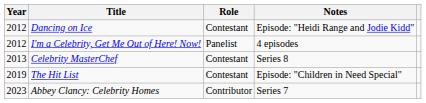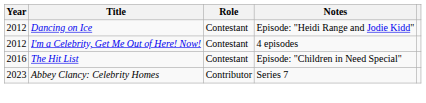(221, 43) Panelist -> (227, 43) Contestant
- row: (74, 59)
(17, 75) 2019 -> (17, 59) 2016
